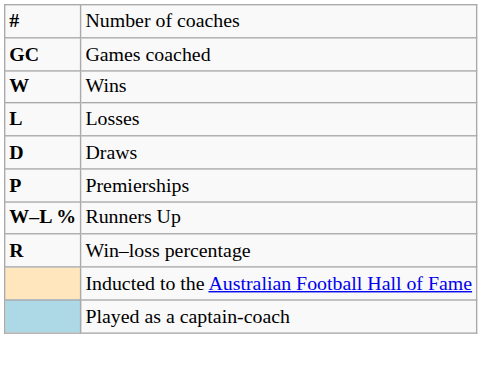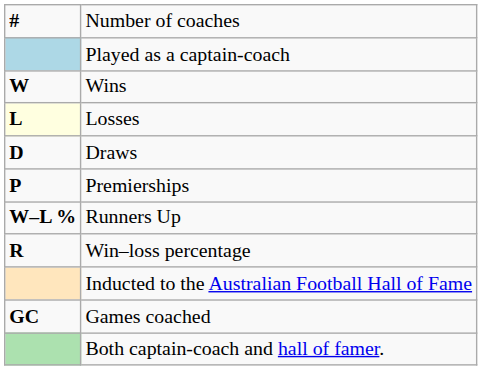rows swapped: (148, 54) <-> (188, 316)
(16, 119) no background -> (16, 119) lightyellow background
+ row: (235, 349)
